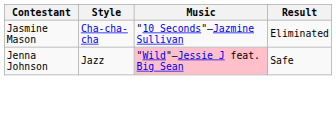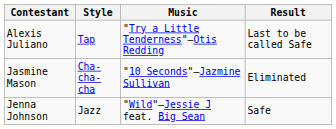+ row: (27, 39)
(198, 61) pink background -> (167, 111) no background
